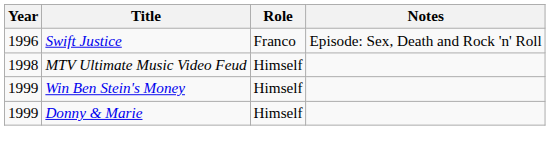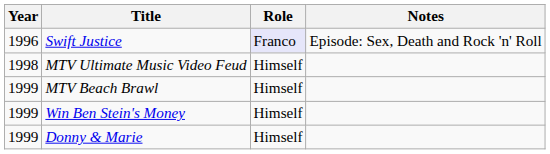(275, 40) no background -> (275, 40) lavender background
+ row: (102, 88)
